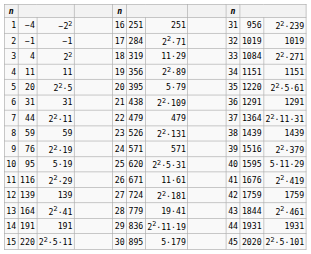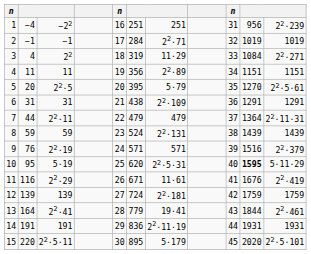(252, 87) 1220 -> (252, 87) 1270
(136, 133) 526 -> (136, 133) 524
(252, 164) normal -> (252, 164) bold
